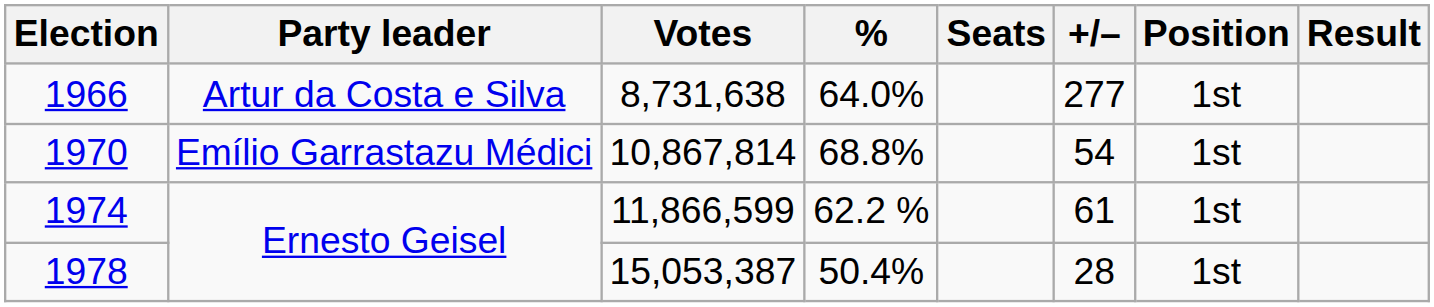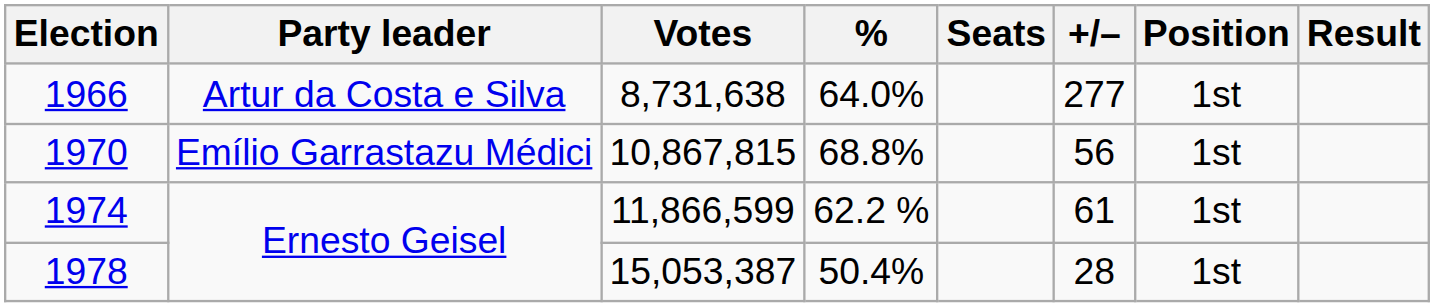(703, 152) 10,867,814 -> (703, 152) 10,867,815
(1094, 152) 54 -> (1094, 152) 56
